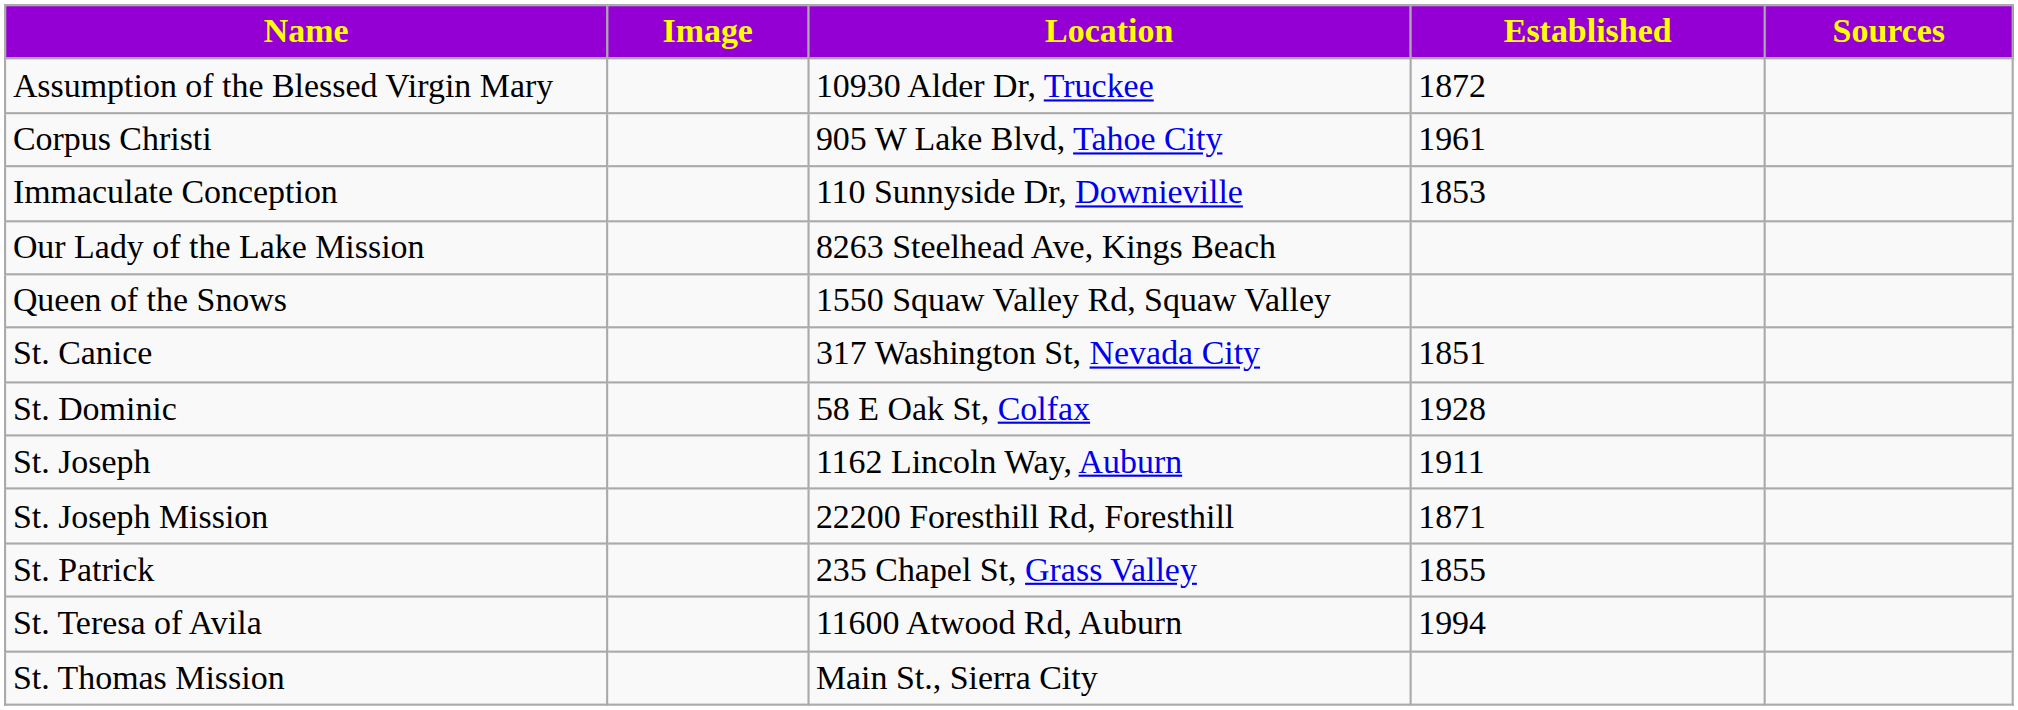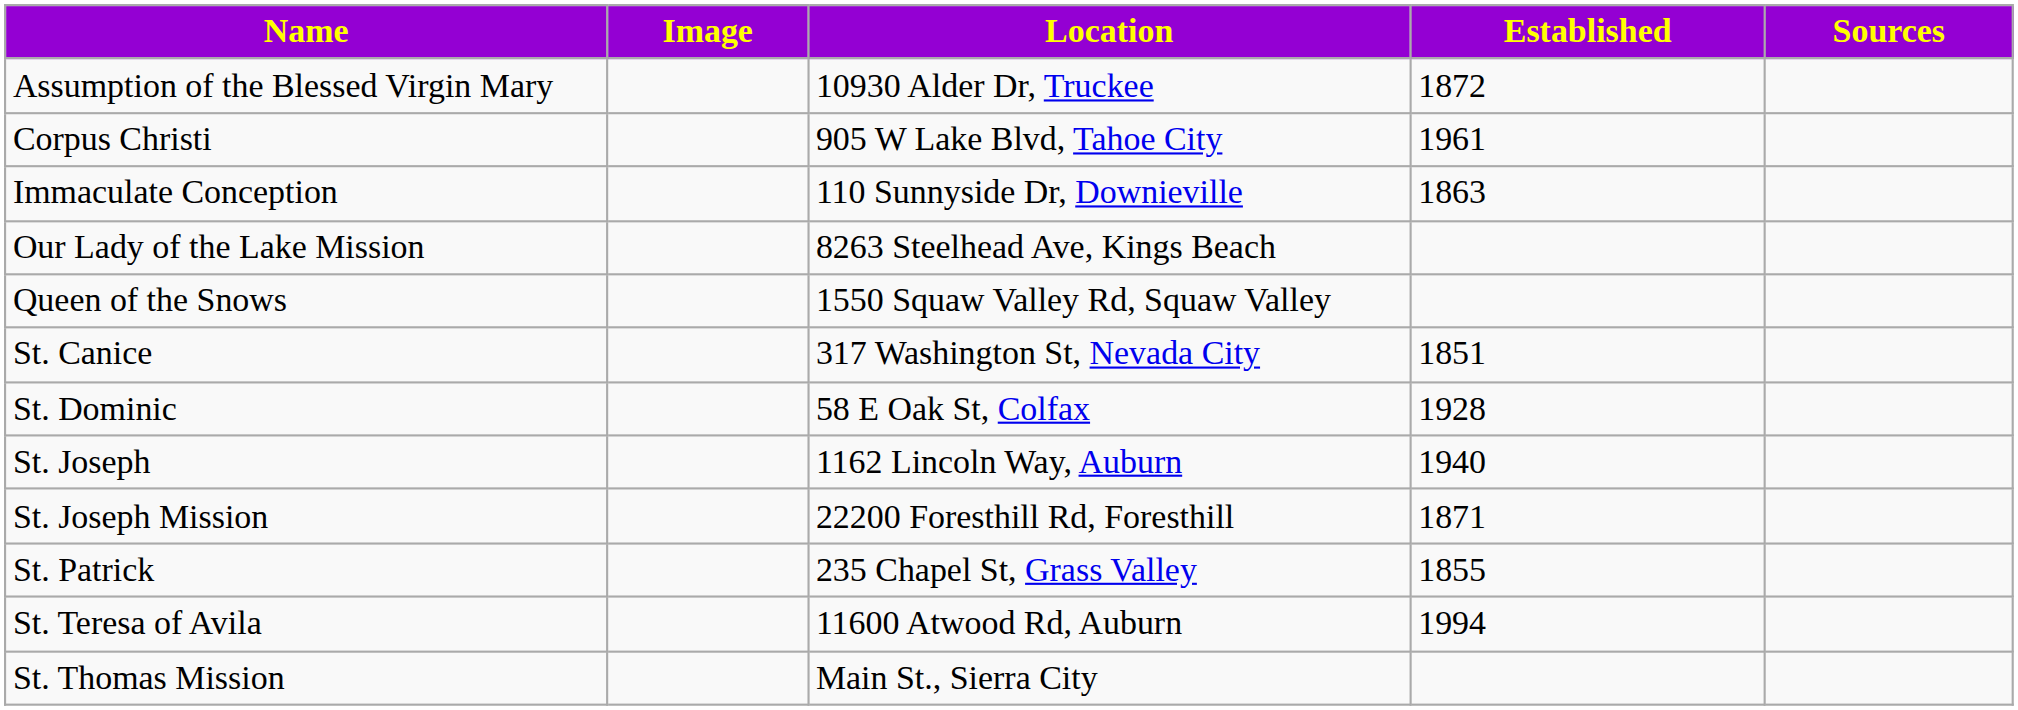(1452, 192) 1853 -> (1452, 192) 1863
(1451, 461) 1911 -> (1452, 461) 1940
